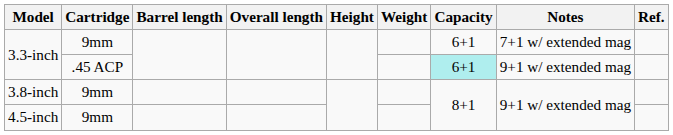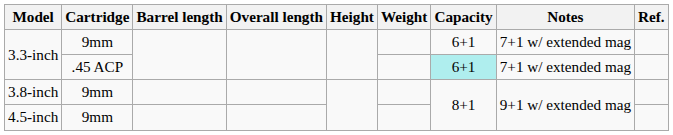(565, 67) 9+1 w/ extended mag -> (565, 67) 7+1 w/ extended mag
